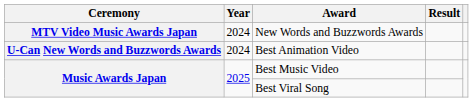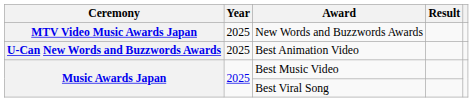(238, 32) 2024 -> (238, 32) 2025
(238, 50) 2024 -> (238, 50) 2025
